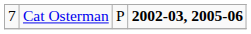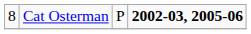(12, 16) 7 -> (12, 16) 8
